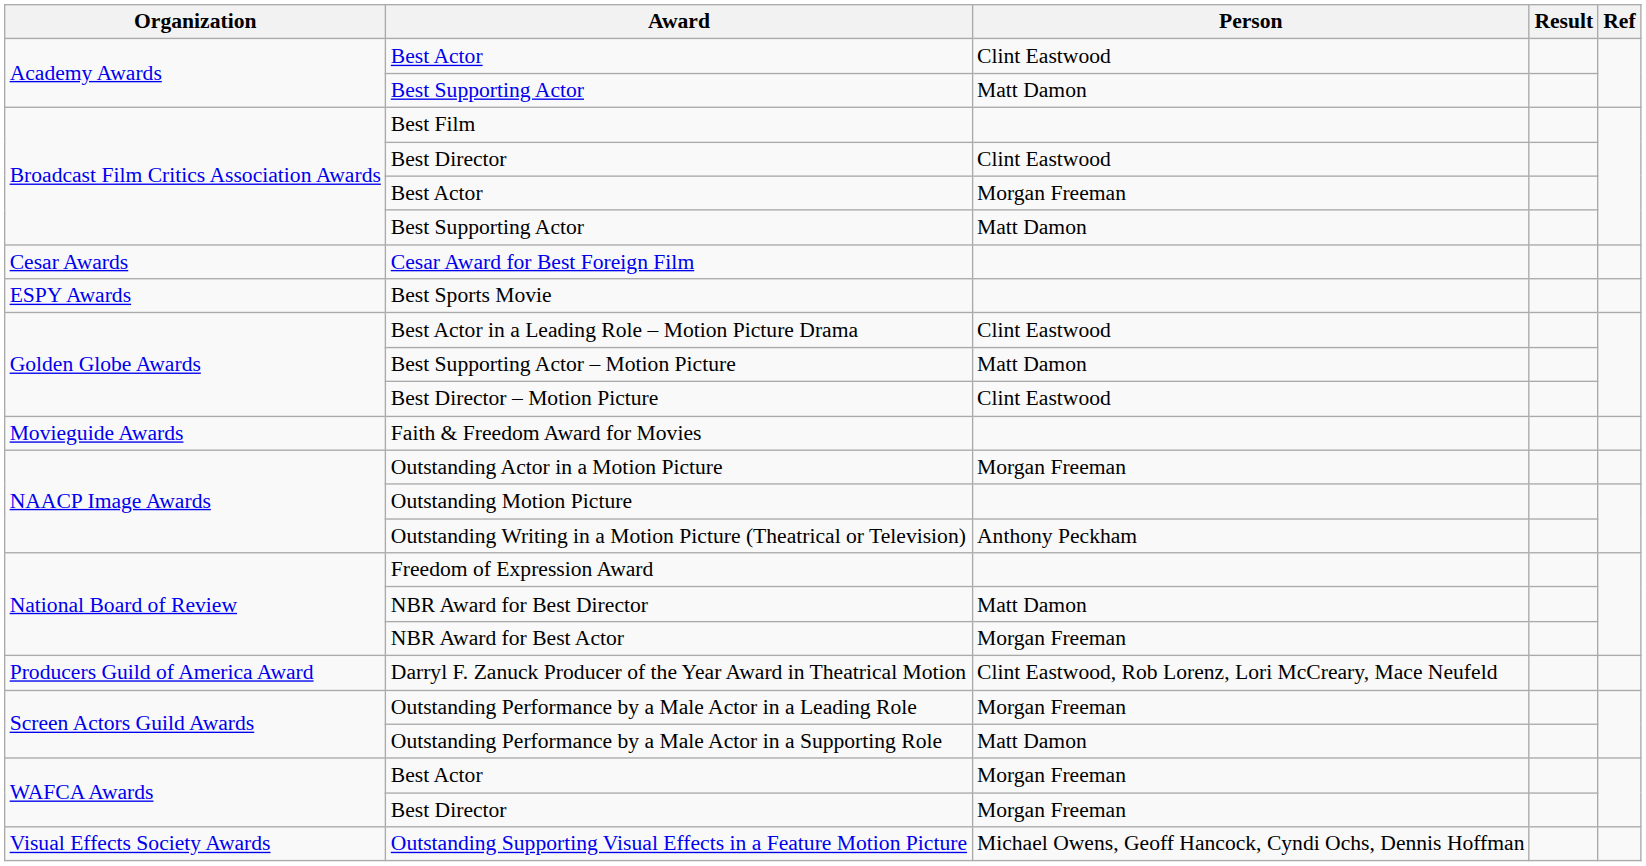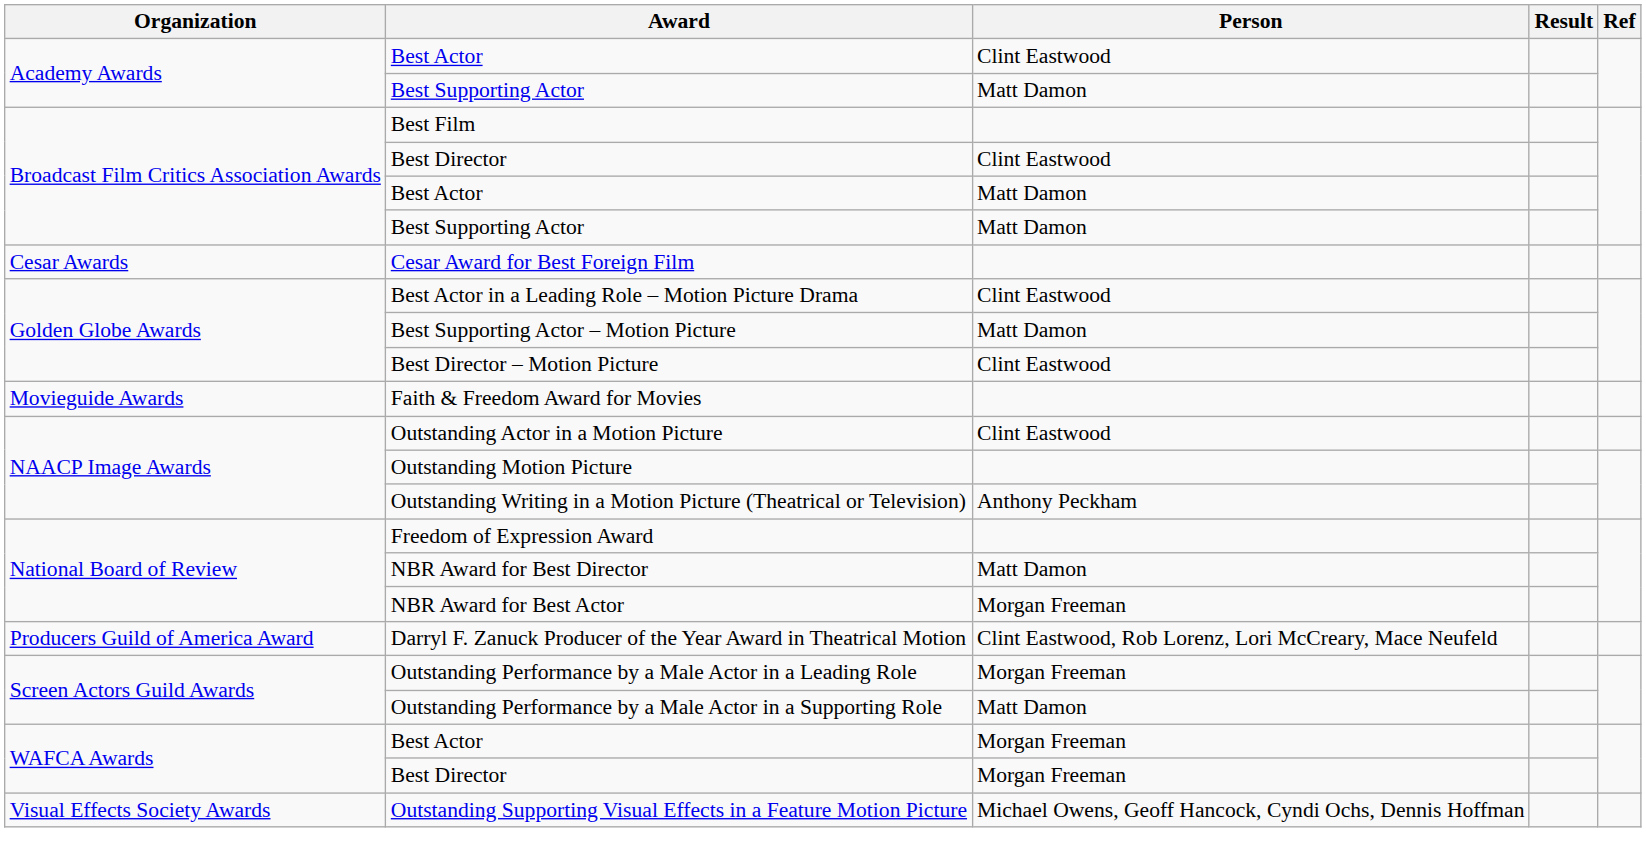(1051, 192) Morgan Freeman -> (1032, 192) Matt Damon
- row: (70, 295)
(1051, 466) Morgan Freeman -> (1044, 432) Clint Eastwood
